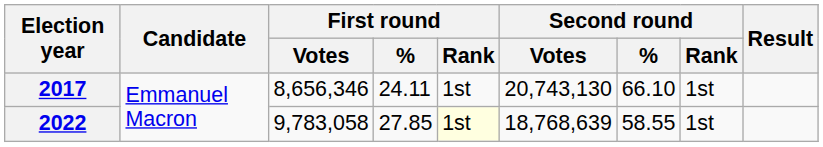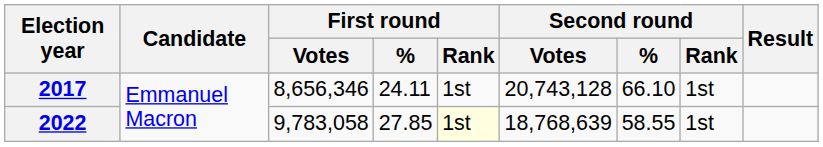(558, 89) 20,743,130 -> (558, 89) 20,743,128
